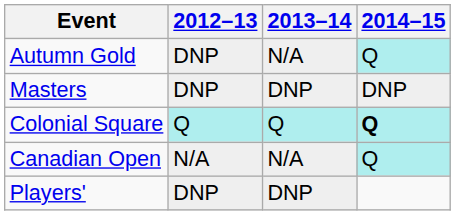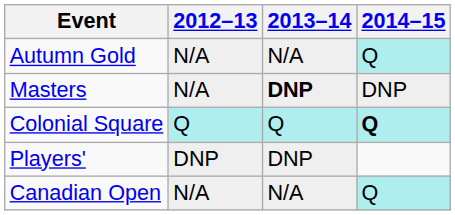(196, 55) DNP -> (191, 55) N/A
(196, 90) DNP -> (191, 90) N/A
(290, 90) normal -> (290, 90) bold
rows swapped: (85, 158) <-> (48, 192)
